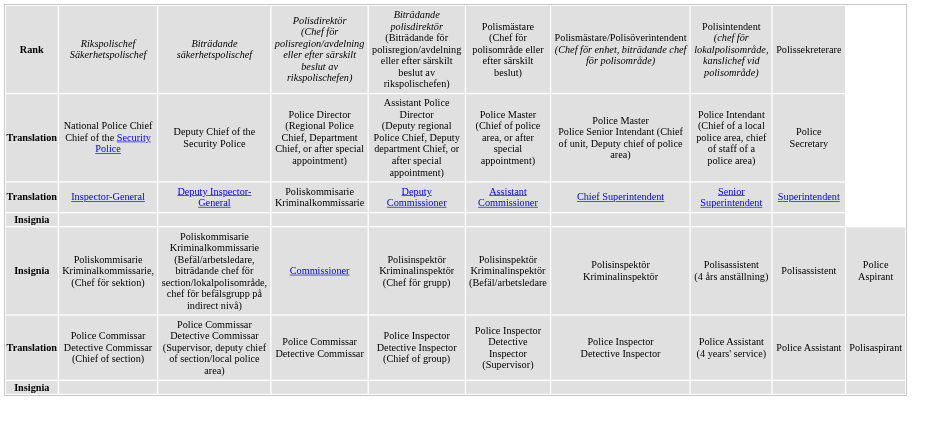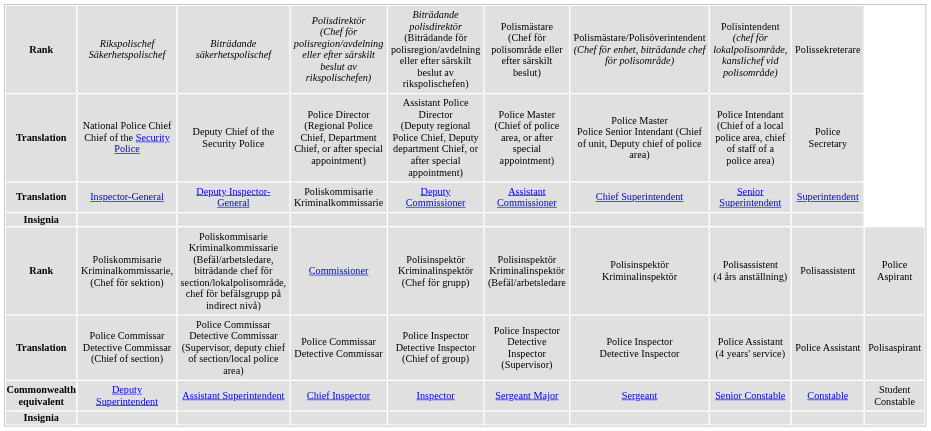(32, 271) Insignia -> (41, 271) Rank
+ row: (127, 395)
